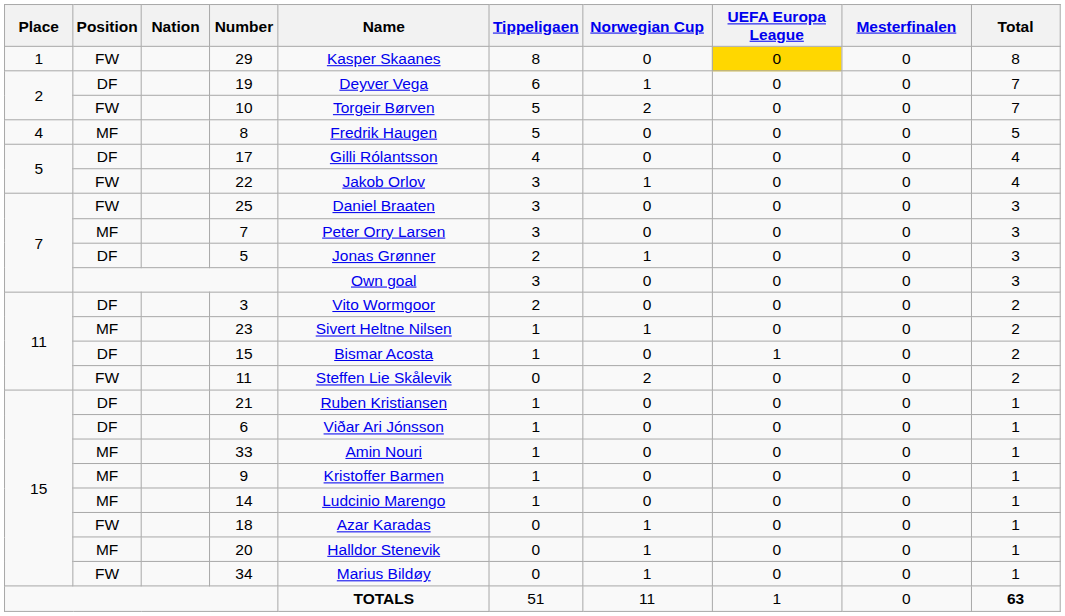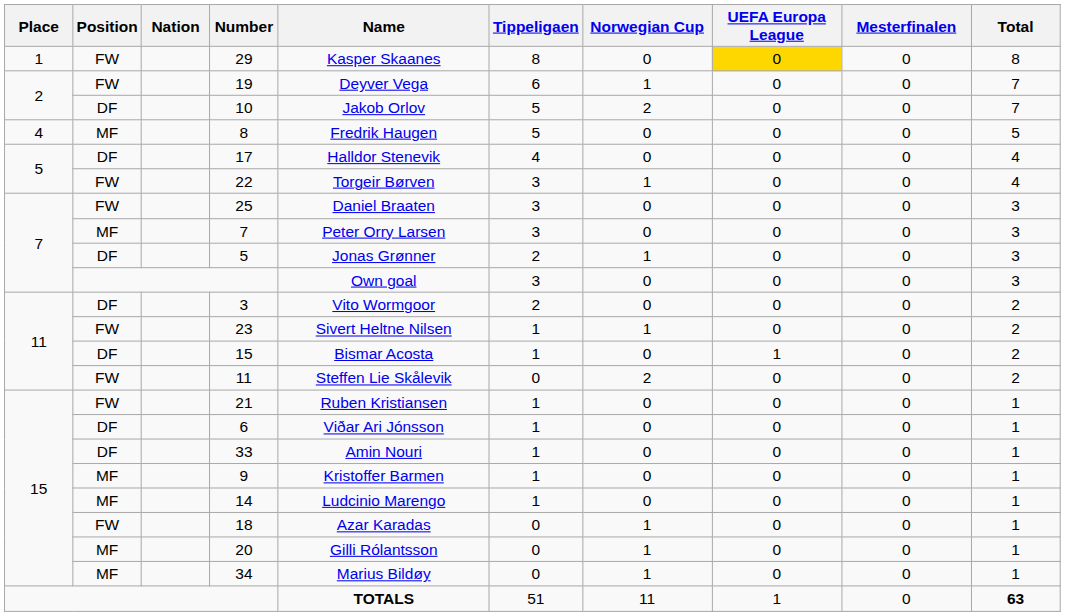(107, 83) DF -> (107, 83) FW
(107, 108) FW -> (107, 108) DF
(384, 108) Torgeir Børven -> (384, 108) Jakob Orlov
(384, 157) Gilli Rólantsson -> (384, 157) Halldor Stenevik
(384, 182) Jakob Orlov -> (384, 182) Torgeir Børven
(107, 329) MF -> (107, 329) FW
(107, 402) DF -> (107, 402) FW
(107, 452) MF -> (107, 452) DF
(384, 550) Halldor Stenevik -> (384, 550) Gilli Rólantsson
(107, 574) FW -> (107, 574) MF
